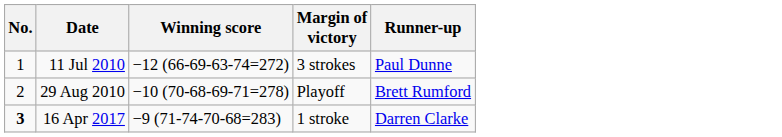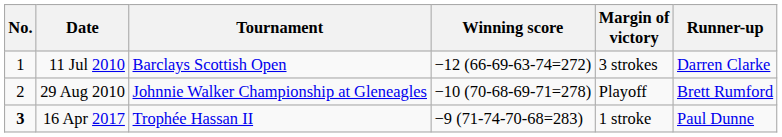+ column: (280, 27)
(413, 64) Paul Dunne -> (724, 64) Darren Clarke
(422, 118) Darren Clarke -> (716, 118) Paul Dunne
